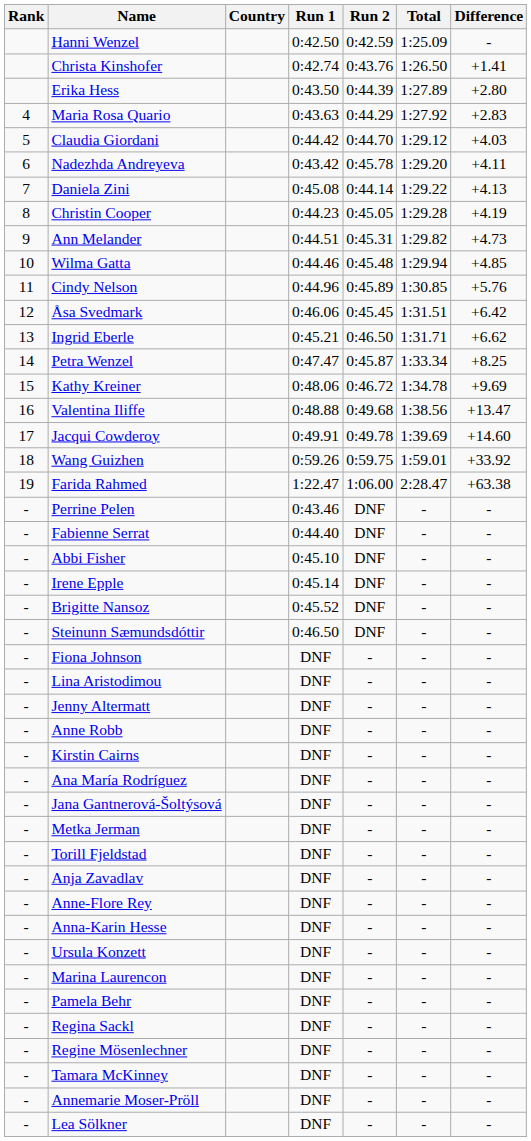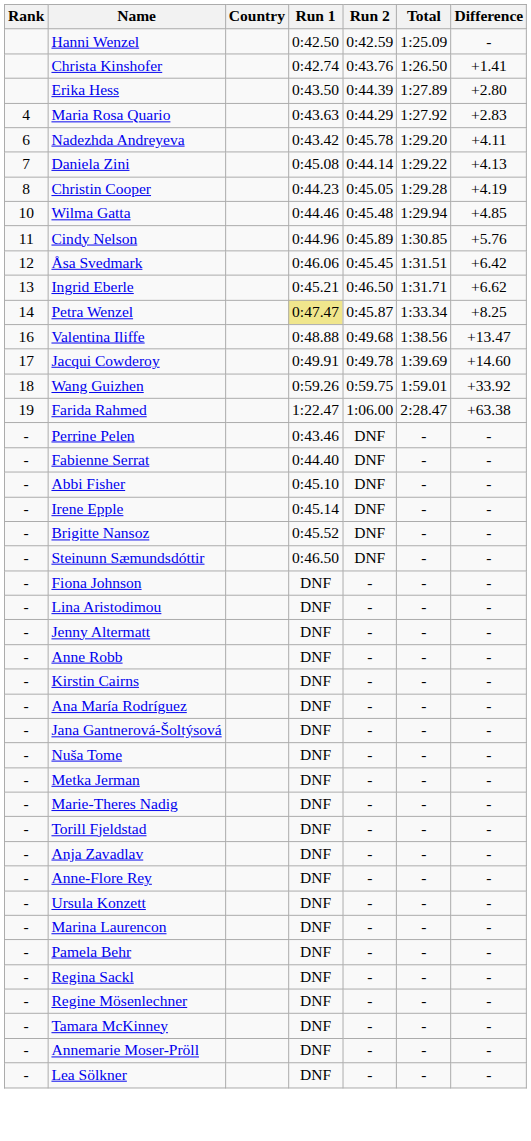- row: (105, 139)
- row: (96, 238)
(316, 361) no background -> (316, 312) khaki background
- row: (96, 386)
+ row: (87, 755)
+ row: (115, 804)
- row: (109, 927)
